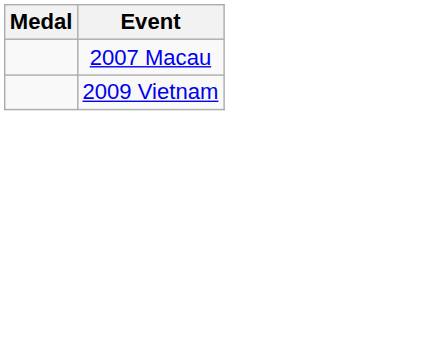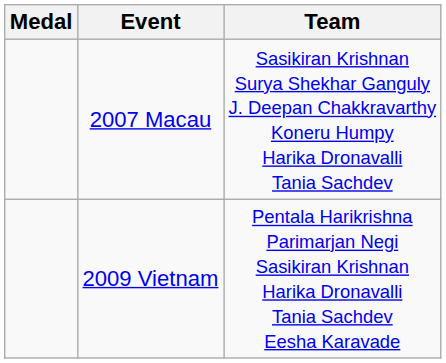+ column: (332, 22)
